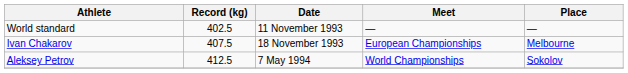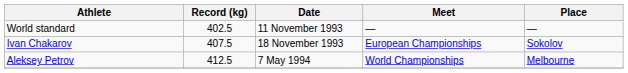(551, 45) Melbourne -> (545, 45) Sokolov
(545, 60) Sokolov -> (551, 60) Melbourne
